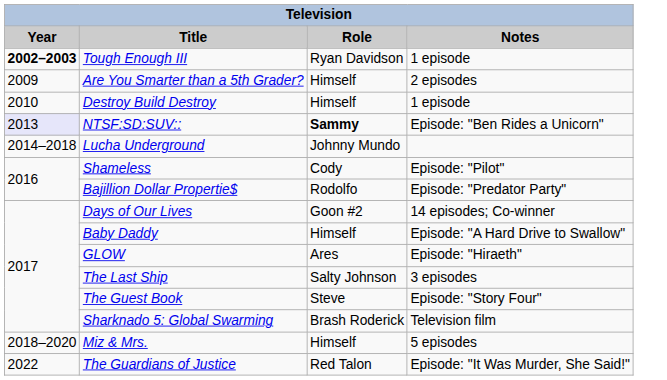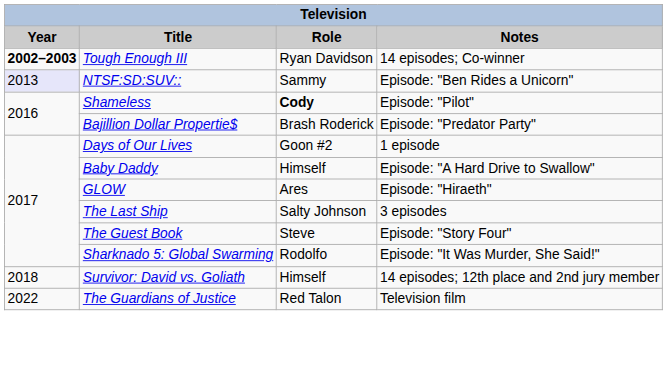(440, 59) 1 episode -> (452, 59) 14 episodes; Co-winner
- row: (193, 80)
- row: (149, 102)
(334, 124) bold -> (303, 80) normal
- row: (144, 146)
(326, 168) normal -> (297, 102) bold
(334, 189) Rodolfo -> (327, 124) Brash Roderick
(483, 211) 14 episodes; Co-winner -> (410, 146) 1 episode
(357, 320) Brash Roderick -> (303, 255) Rodolfo
(453, 320) Television film -> (490, 255) Episode: "It Was Murder, She Said!"
+ row: (164, 277)
- row: (115, 342)
(520, 364) Episode: "It Was Murder, She Said!" -> (423, 299) Television film
